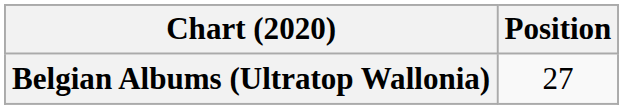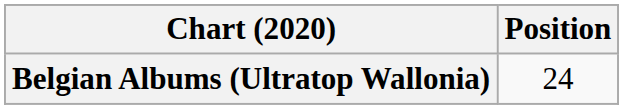(558, 78) 27 -> (558, 78) 24
